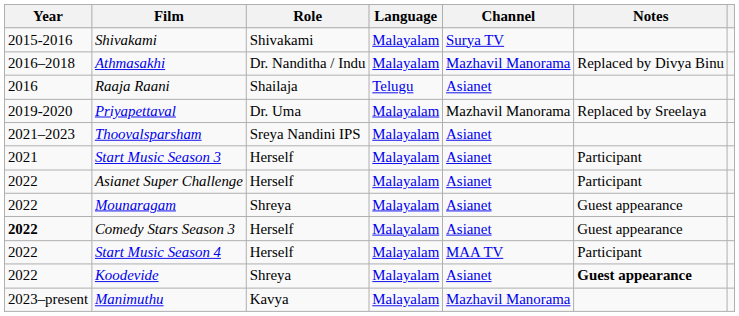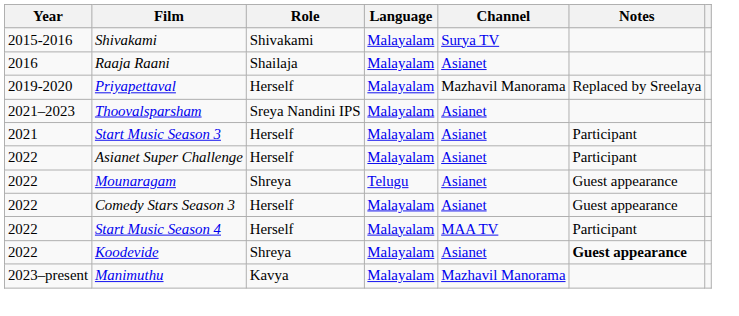- row: (130, 63)
(393, 87) Telugu -> (401, 63) Malayalam
(275, 110) Dr. Uma -> (272, 87) Herself
(406, 205) Malayalam -> (388, 181) Telugu
(23, 228) bold -> (23, 205) normal
